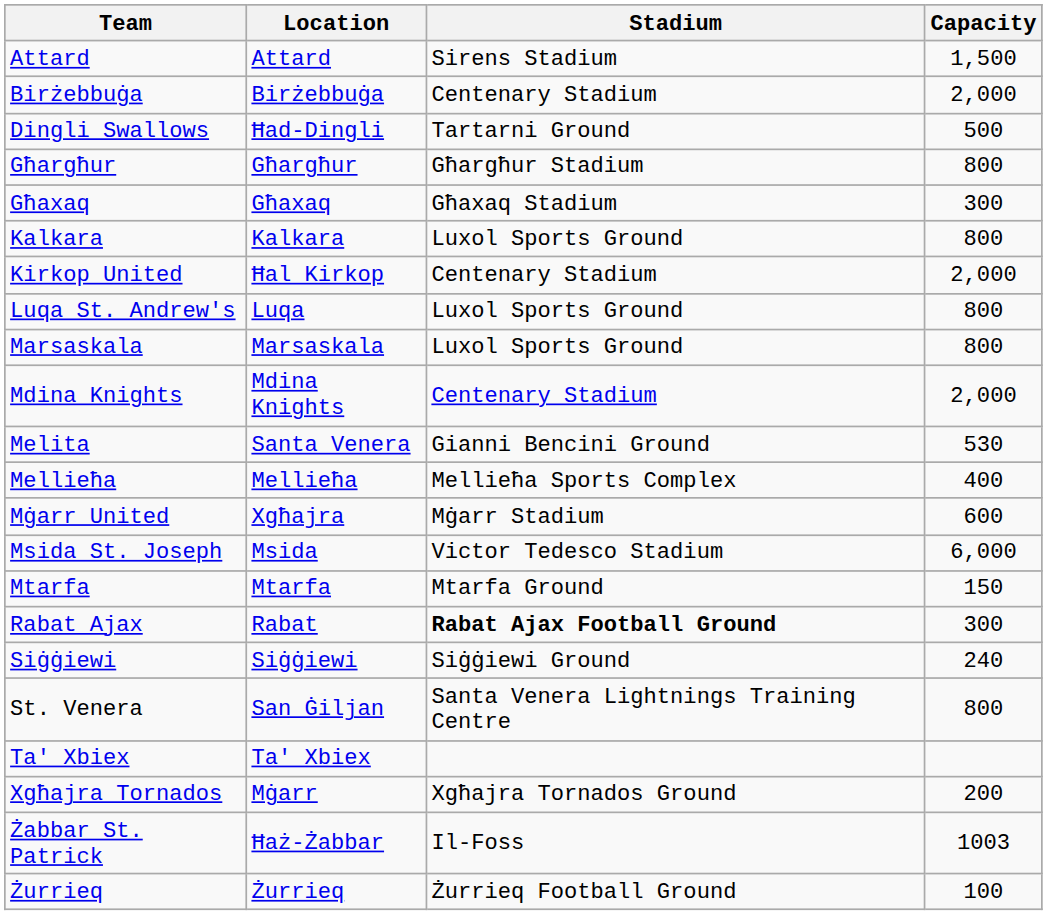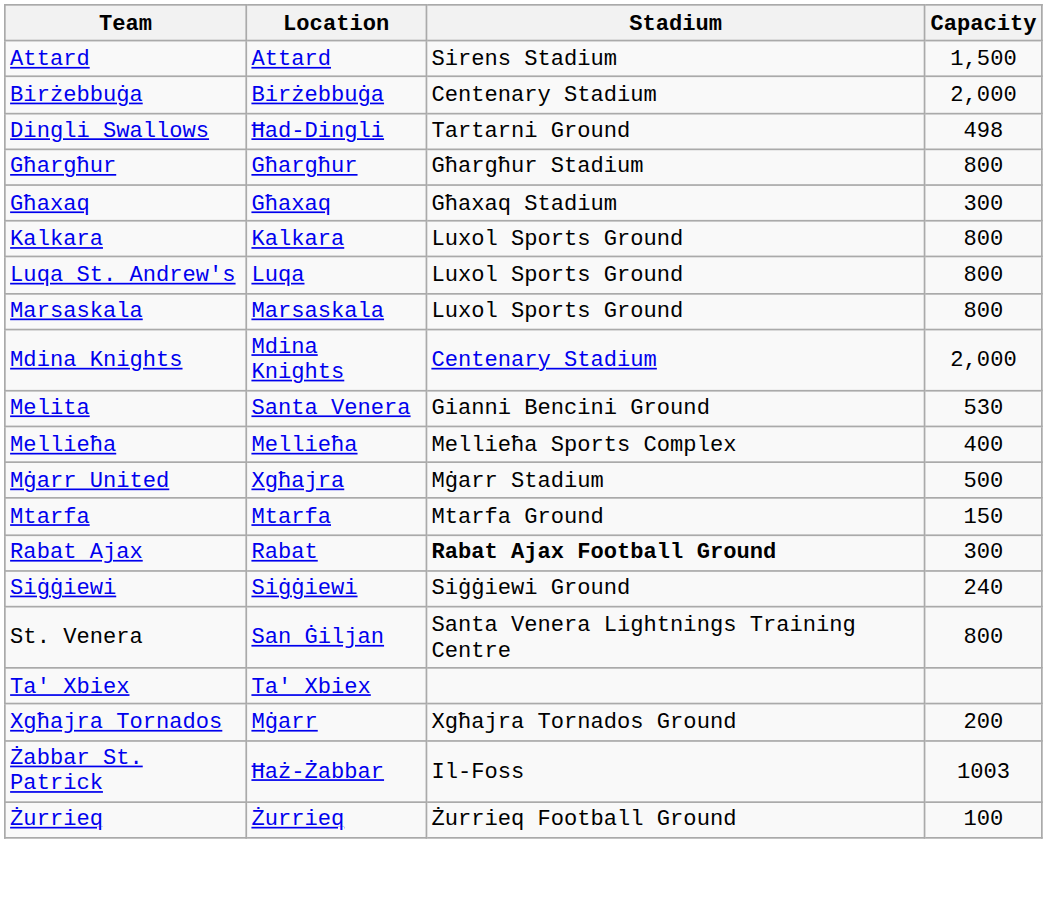(983, 131) 500 -> (983, 131) 498
- row: (96, 275)
(983, 517) 600 -> (983, 481) 500
- row: (116, 553)
